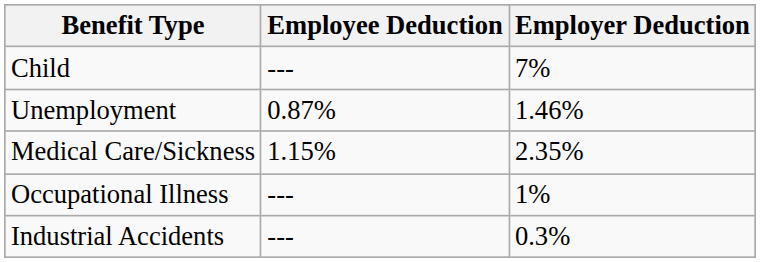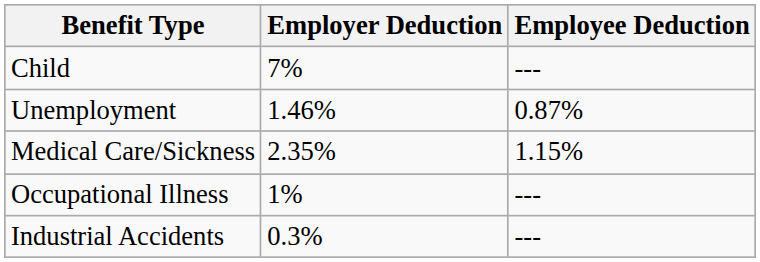columns swapped: (385, 25) <-> (632, 25)
